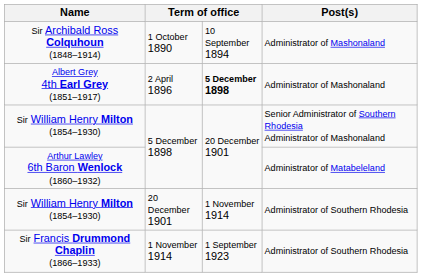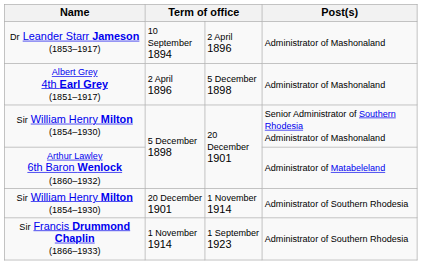- row: (75, 42)
+ row: (75, 42)
(231, 84) bold -> (232, 85) normal
